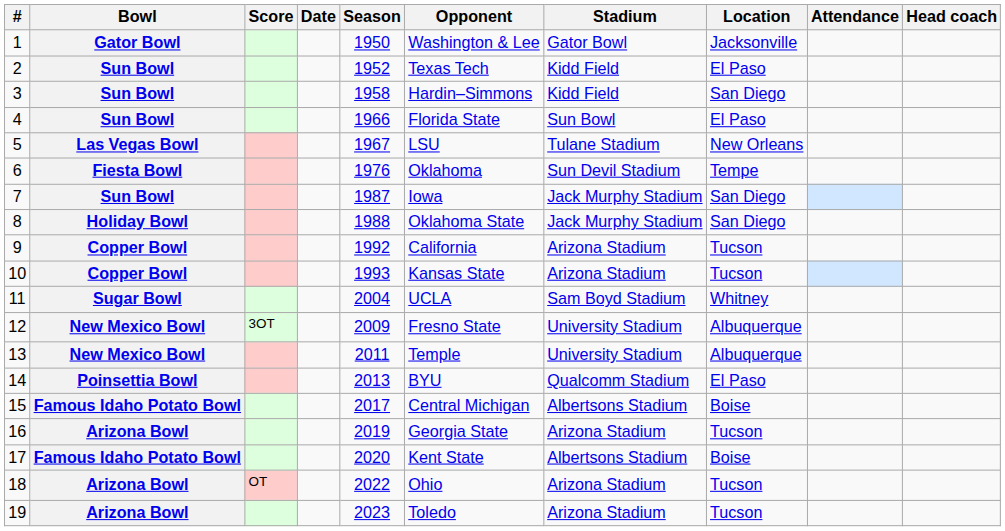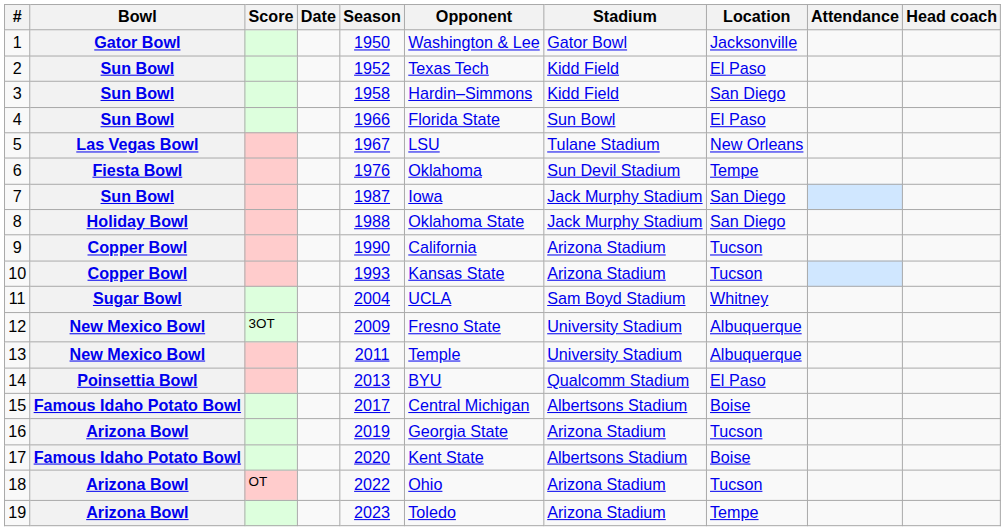(372, 247) 1992 -> (372, 247) 1990
(736, 513) Tucson -> (734, 513) Tempe
